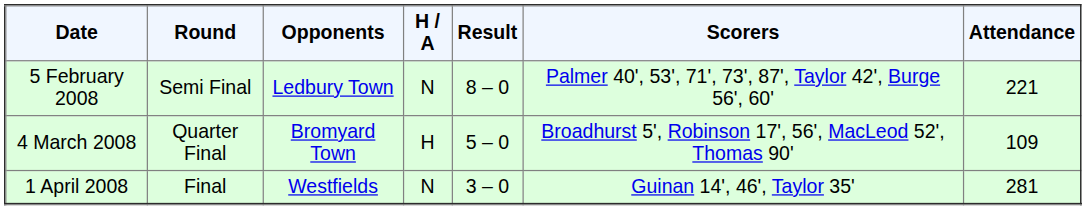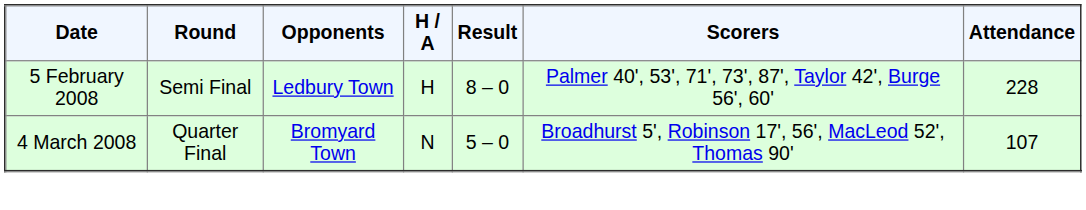(428, 88) N -> (428, 88) H
(1022, 88) 221 -> (1022, 88) 228
(428, 142) H -> (428, 142) N
(1022, 142) 109 -> (1022, 142) 107
- row: (77, 186)
